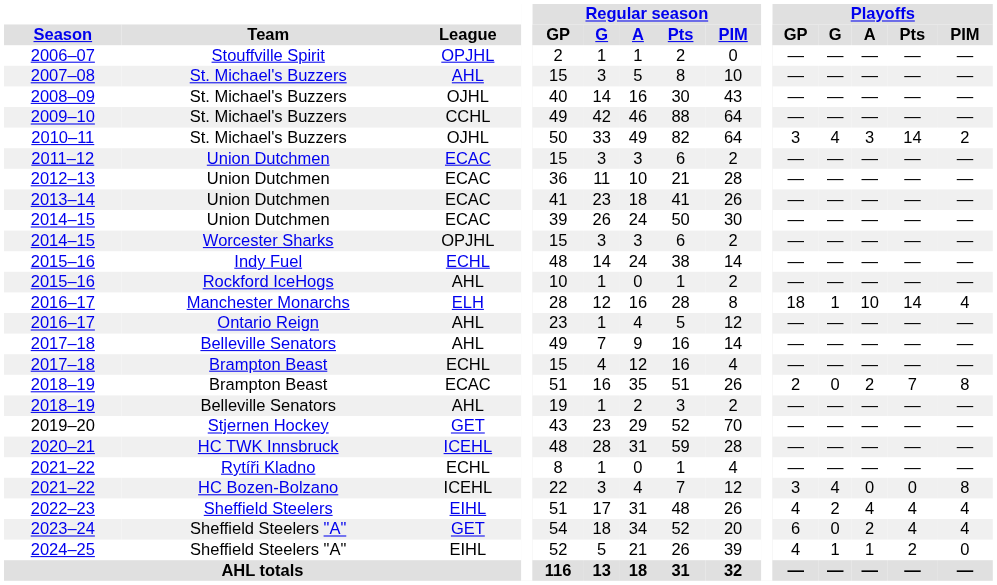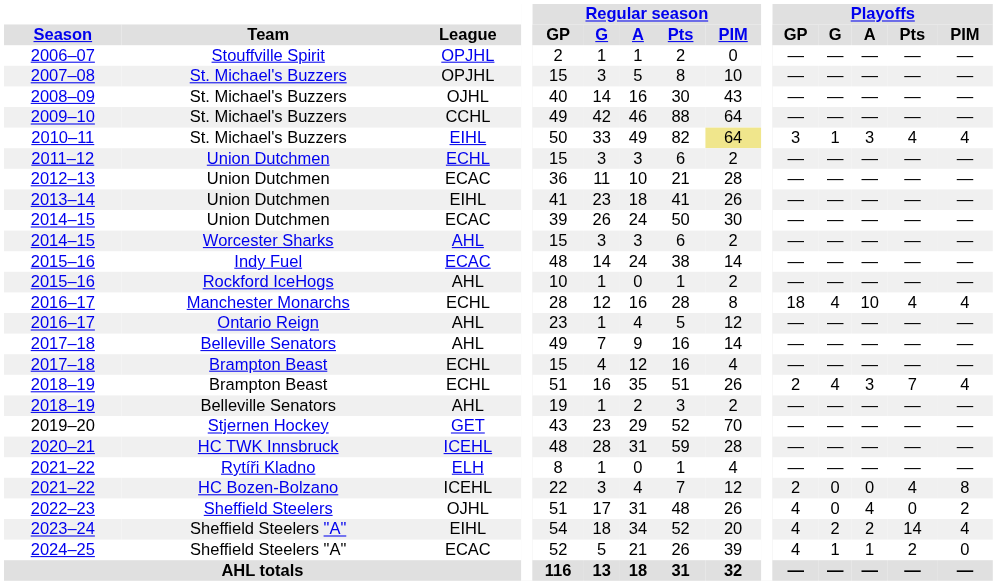(468, 76) AHL -> (468, 76) OPJHL
(468, 137) OJHL -> (468, 137) EIHL
(733, 137) no background -> (733, 137) khaki background
(835, 137) 4 -> (835, 137) 1
(912, 137) 14 -> (912, 137) 4
(965, 137) 2 -> (965, 137) 4
(468, 158) ECAC -> (468, 158) ECHL
(468, 199) ECAC -> (468, 199) EIHL
(468, 240) OPJHL -> (468, 240) AHL
(468, 261) ECHL -> (468, 261) ECAC
(468, 302) ELH -> (468, 302) ECHL
(835, 302) 1 -> (835, 302) 4
(912, 302) 14 -> (912, 302) 4
(468, 385) ECAC -> (468, 385) ECHL
(835, 385) 0 -> (835, 385) 4
(870, 385) 2 -> (870, 385) 3
(965, 385) 8 -> (965, 385) 4
(468, 467) ECHL -> (468, 467) ELH
(796, 488) 3 -> (796, 488) 2
(835, 488) 4 -> (835, 488) 0
(912, 488) 0 -> (912, 488) 4
(468, 508) EIHL -> (468, 508) OJHL
(835, 508) 2 -> (835, 508) 0
(912, 508) 4 -> (912, 508) 0
(965, 508) 4 -> (965, 508) 2
(468, 529) GET -> (468, 529) EIHL
(796, 529) 6 -> (796, 529) 4
(835, 529) 0 -> (835, 529) 2
(912, 529) 4 -> (912, 529) 14
(468, 549) EIHL -> (468, 549) ECAC
